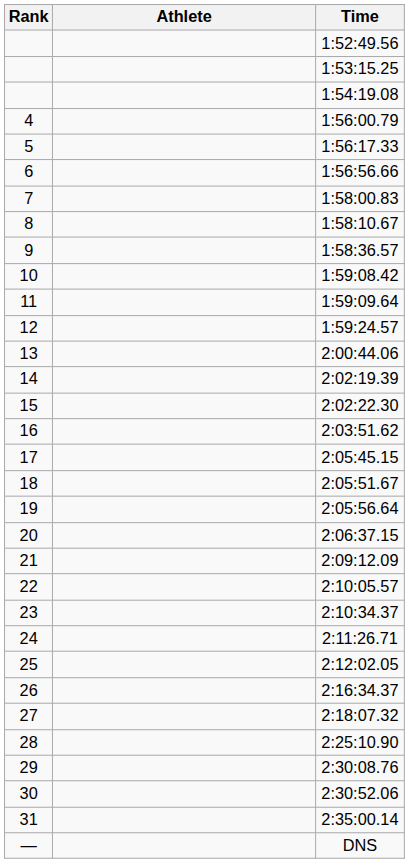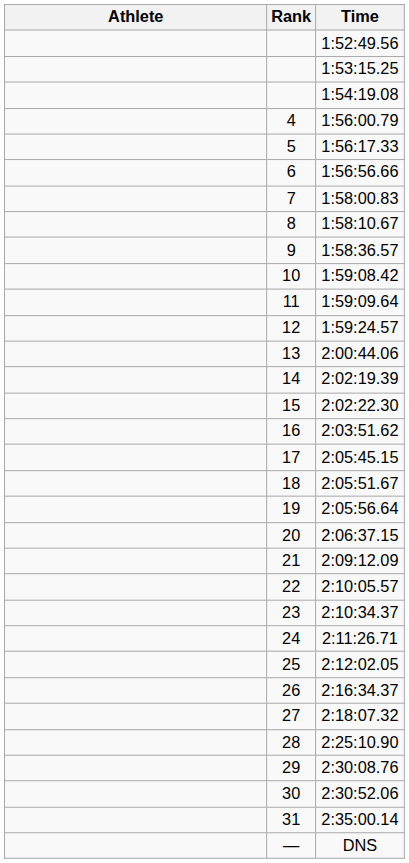columns swapped: (29, 17) <-> (184, 17)
